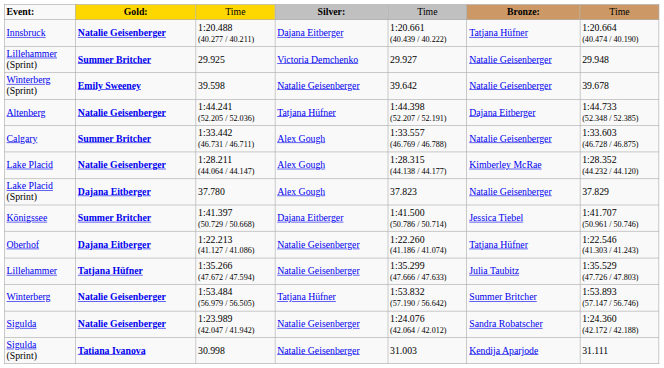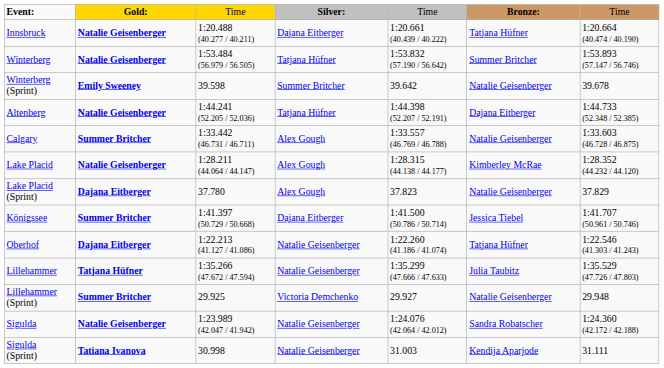rows swapped: (28, 297) <-> (32, 59)
(318, 86) Natalie Geisenberger -> (311, 86) Summer Britcher
